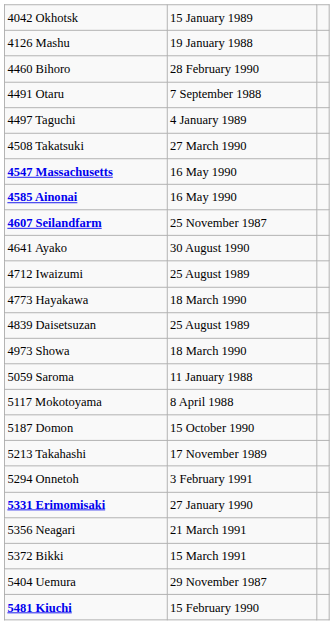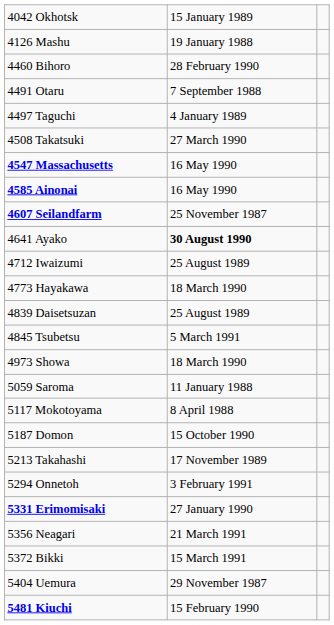(210, 248) normal -> (211, 238) bold
+ row: (44, 337)
